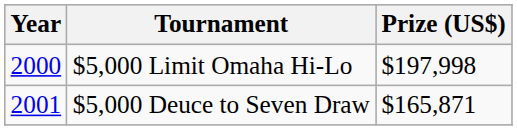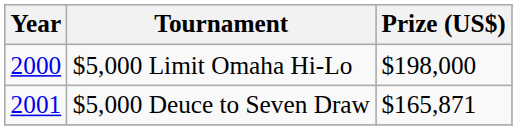(429, 64) $197,998 -> (429, 64) $198,000
